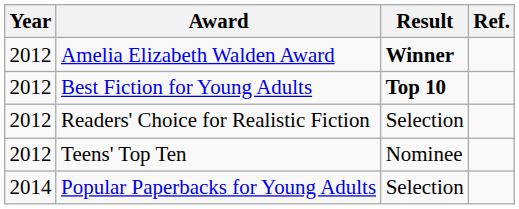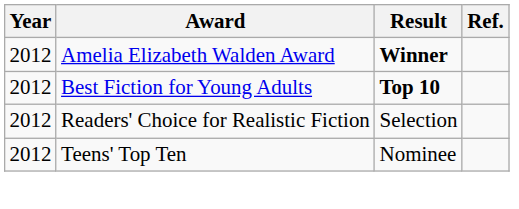- row: (219, 187)
